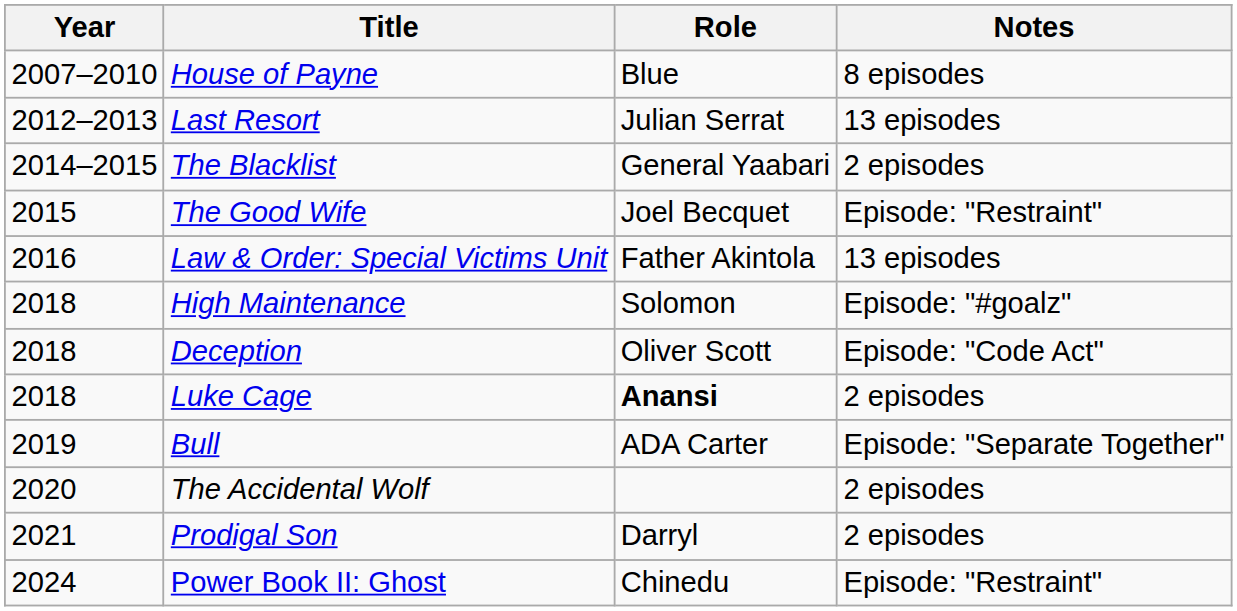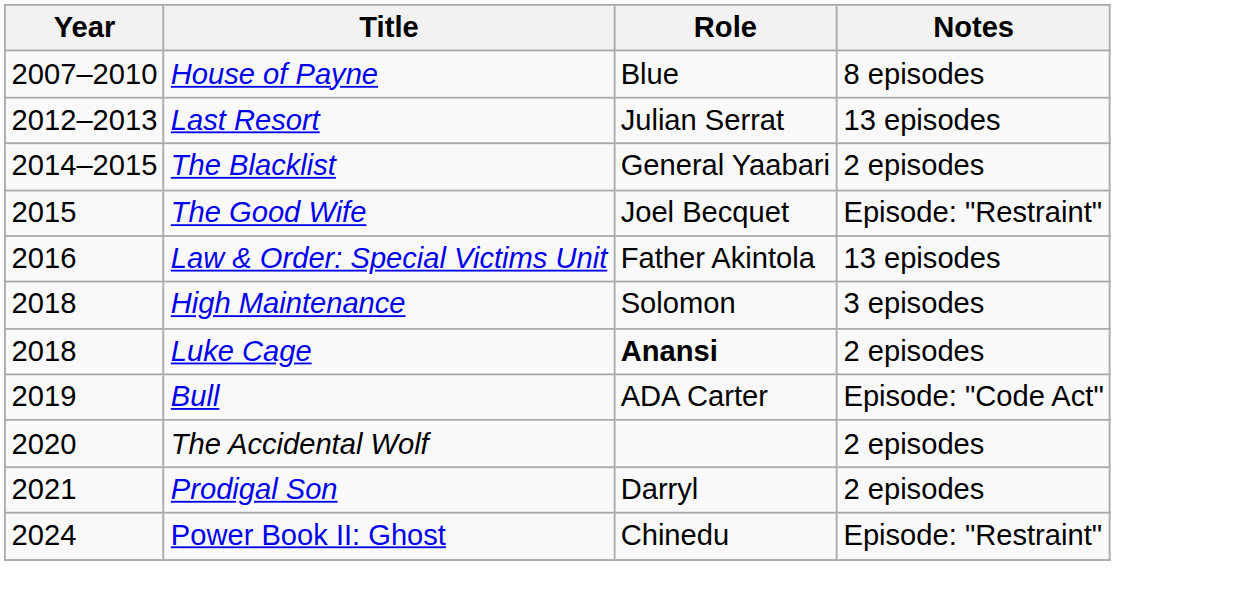(957, 304) Episode: "#goalz" -> (914, 304) 3 episodes
- row: (236, 350)
(1034, 443) Episode: "Separate Together" -> (974, 397) Episode: "Code Act"
